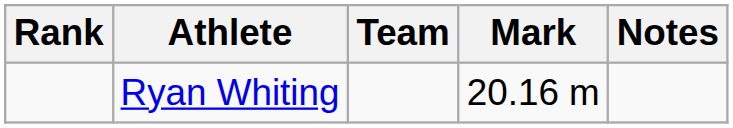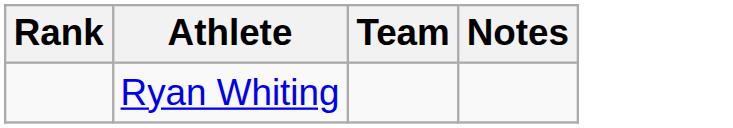- column: (533, 33)
